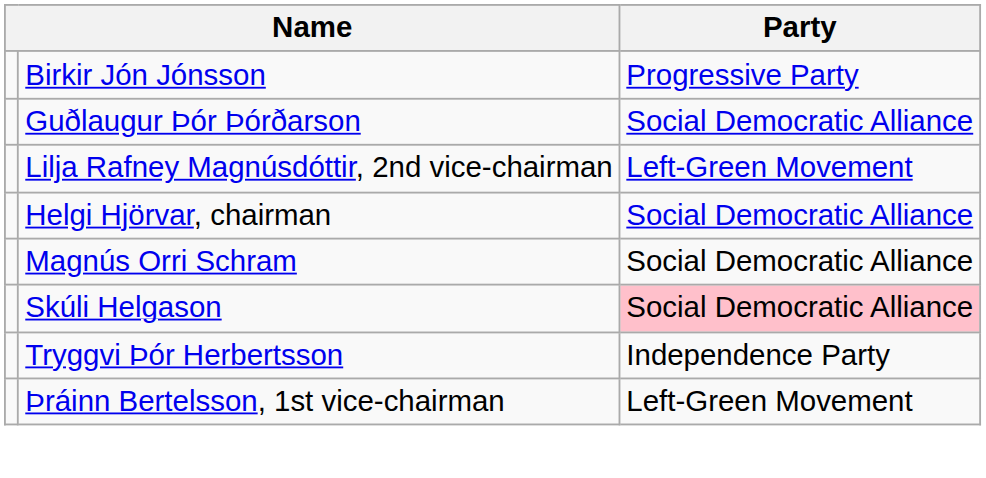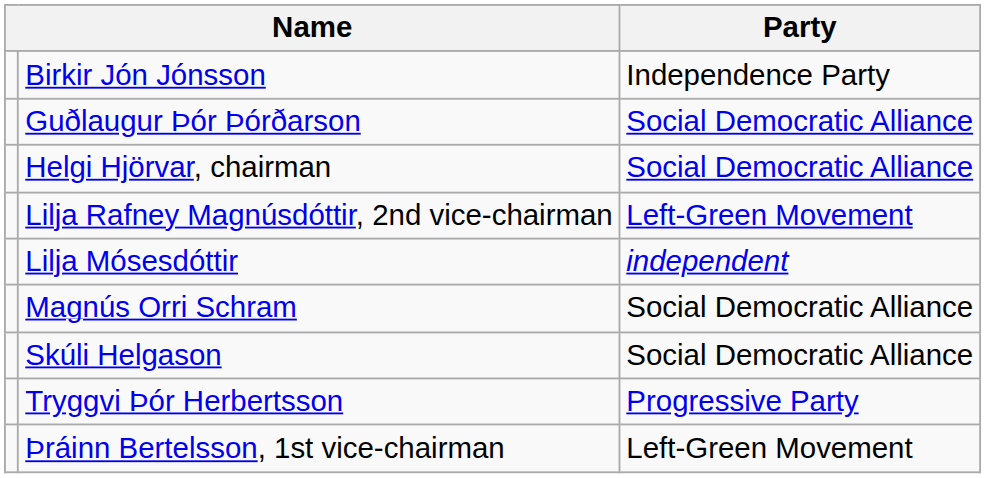(742, 74) Progressive Party -> (758, 74) Independence Party
rows swapped: (178, 214) <-> (319, 167)
+ row: (132, 261)
(800, 307) pink background -> (800, 354) no background
(758, 354) Independence Party -> (742, 401) Progressive Party
